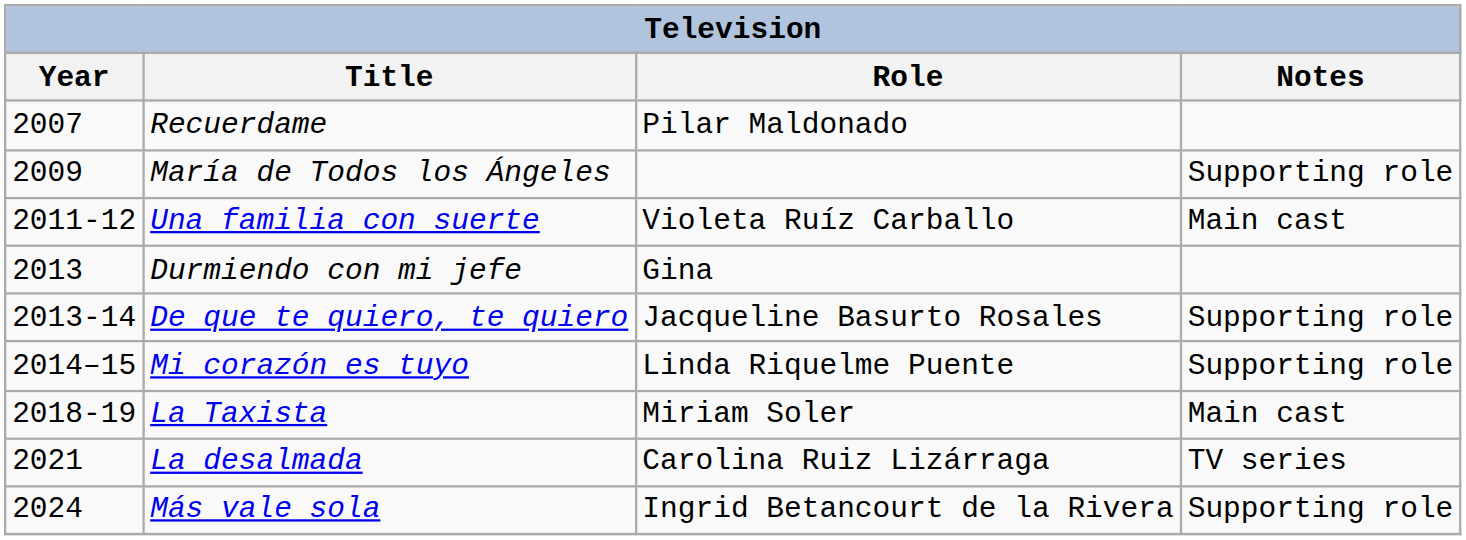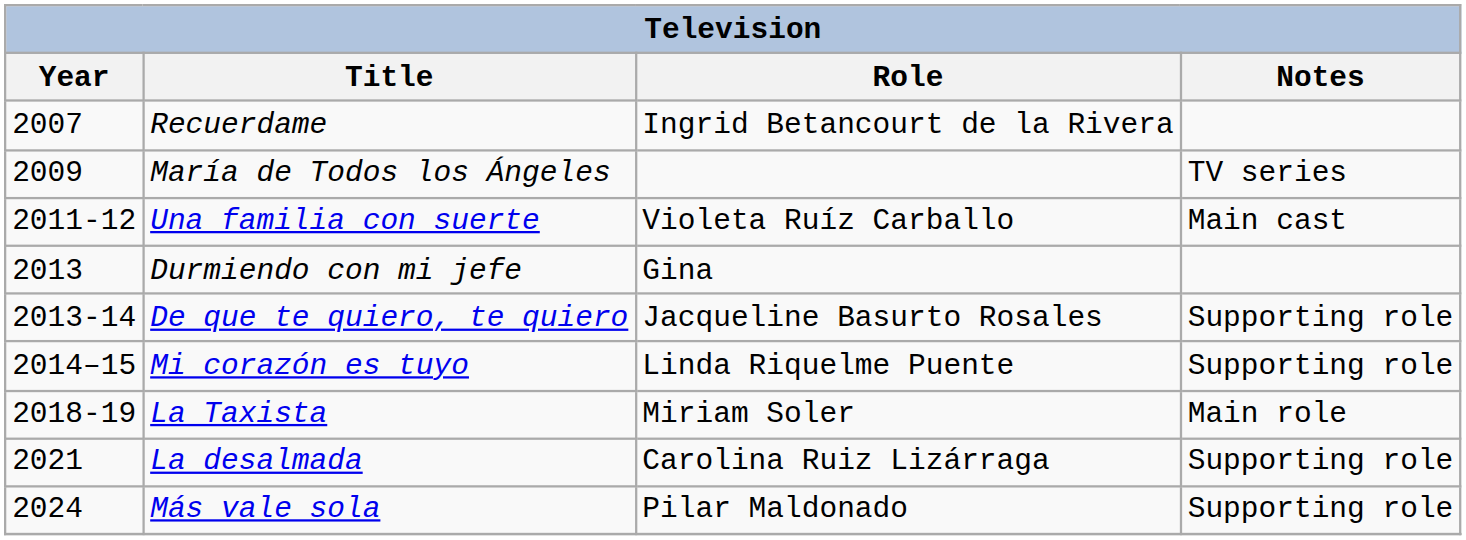(775, 125) Pilar Maldonado -> (908, 125) Ingrid Betancourt de la Rivera
(1321, 173) Supporting role -> (1267, 173) TV series
(1267, 414) Main cast -> (1267, 414) Main role
(1267, 462) TV series -> (1321, 462) Supporting role
(908, 510) Ingrid Betancourt de la Rivera -> (775, 510) Pilar Maldonado
